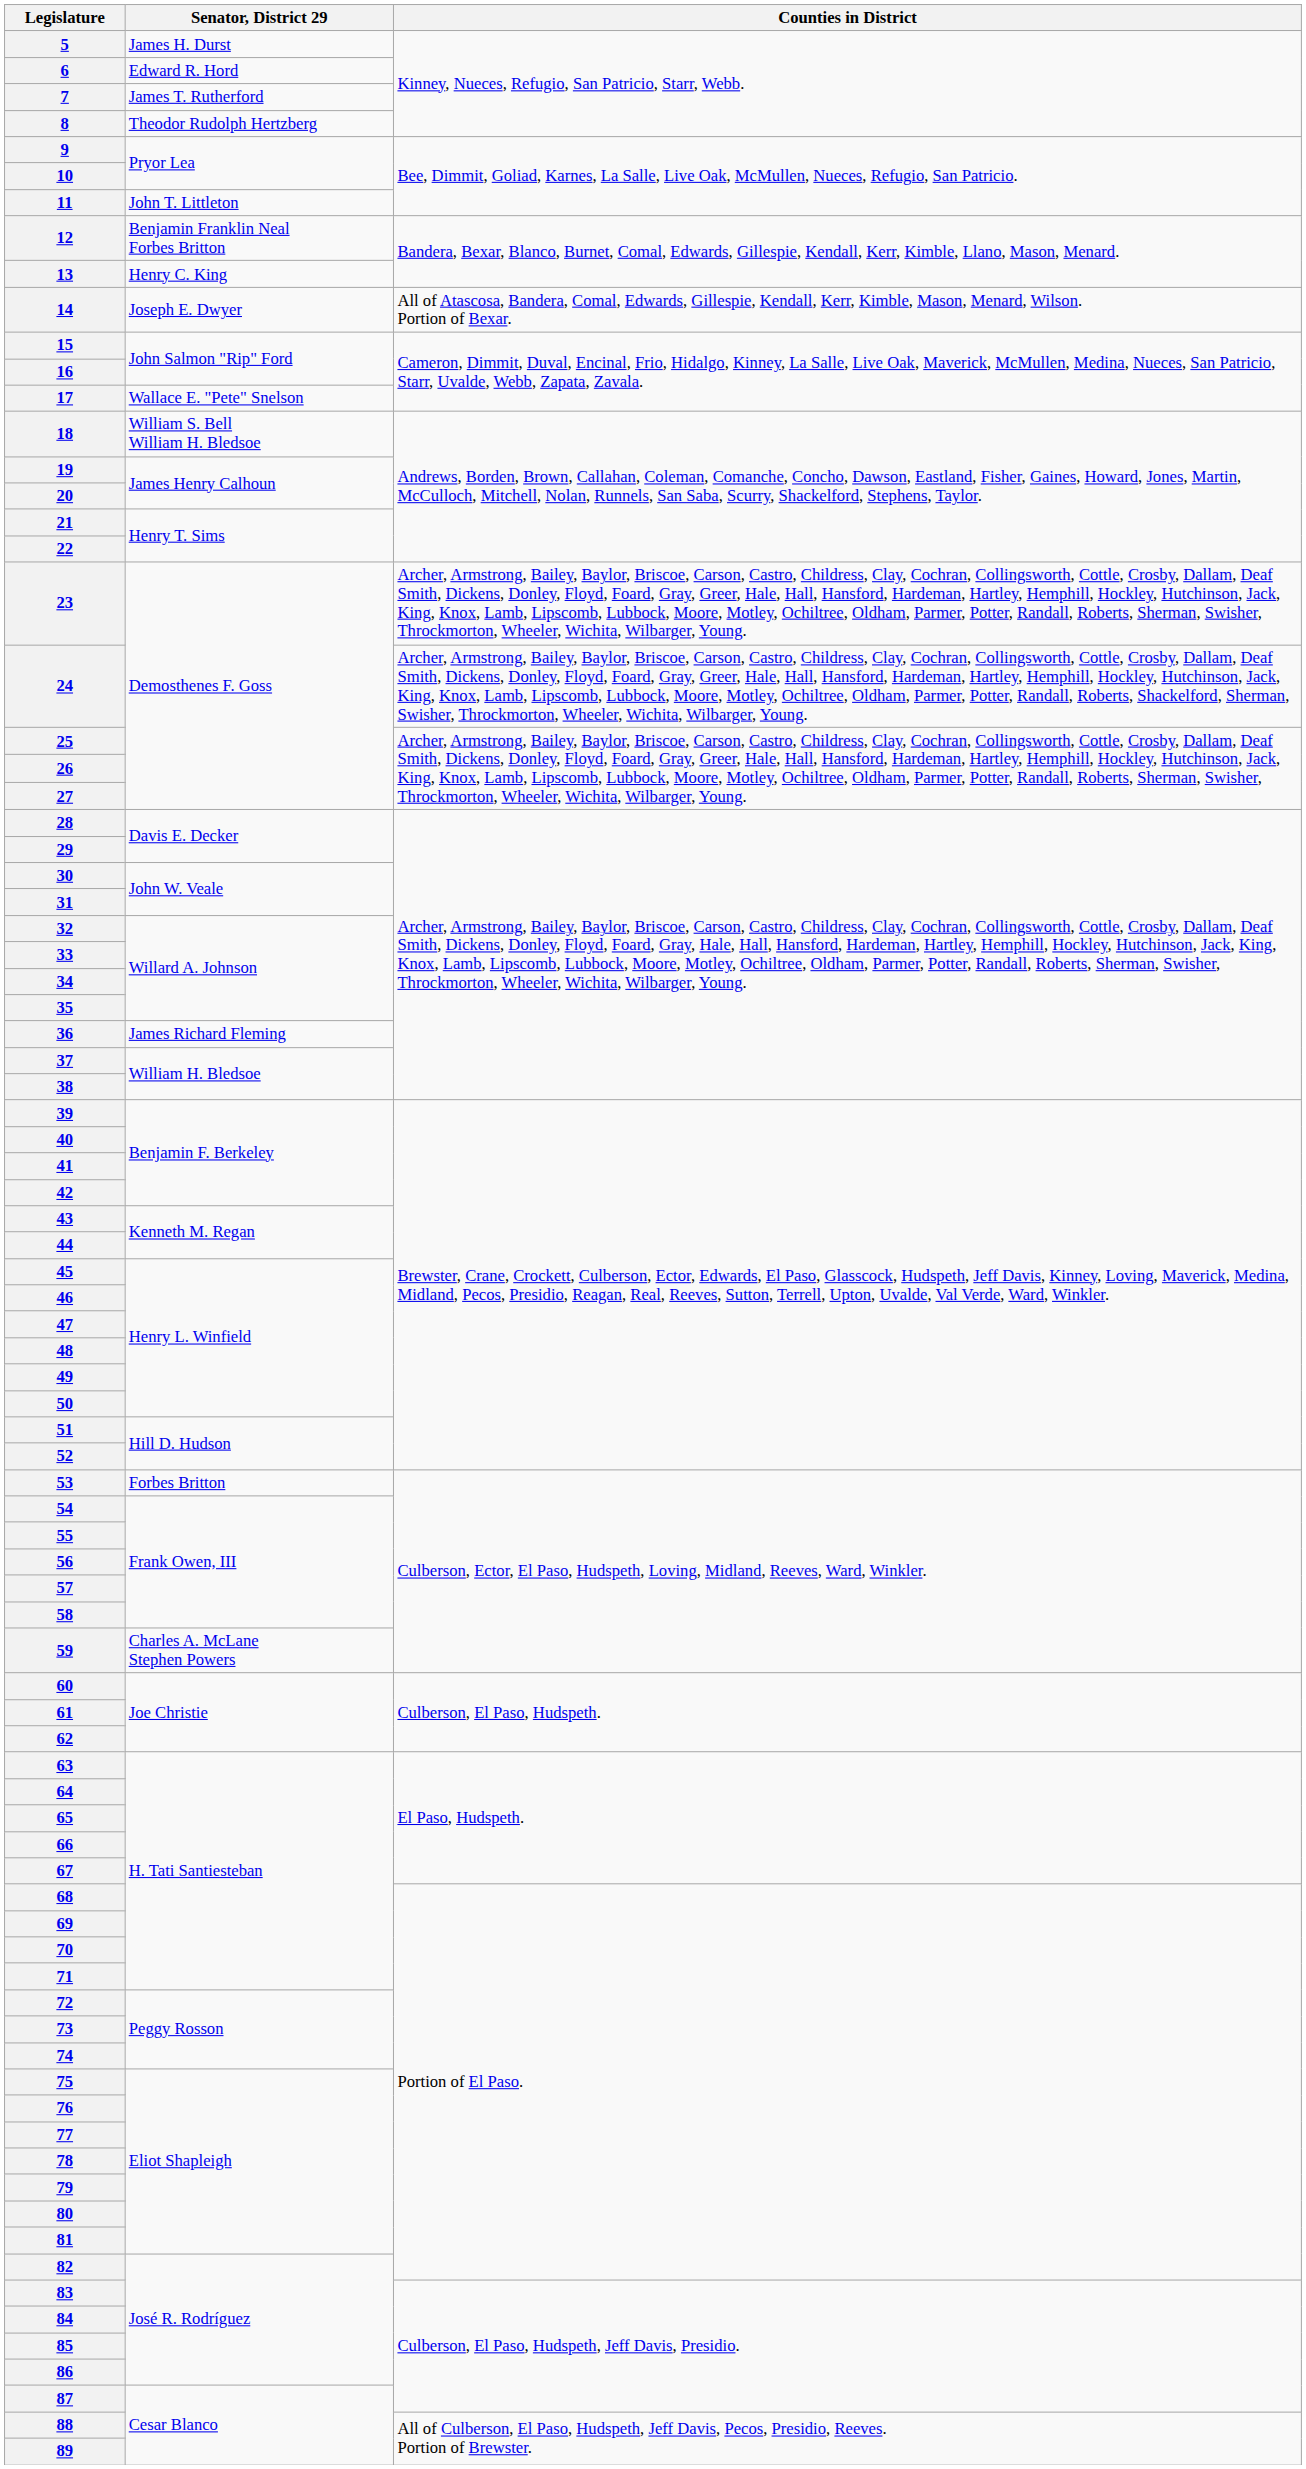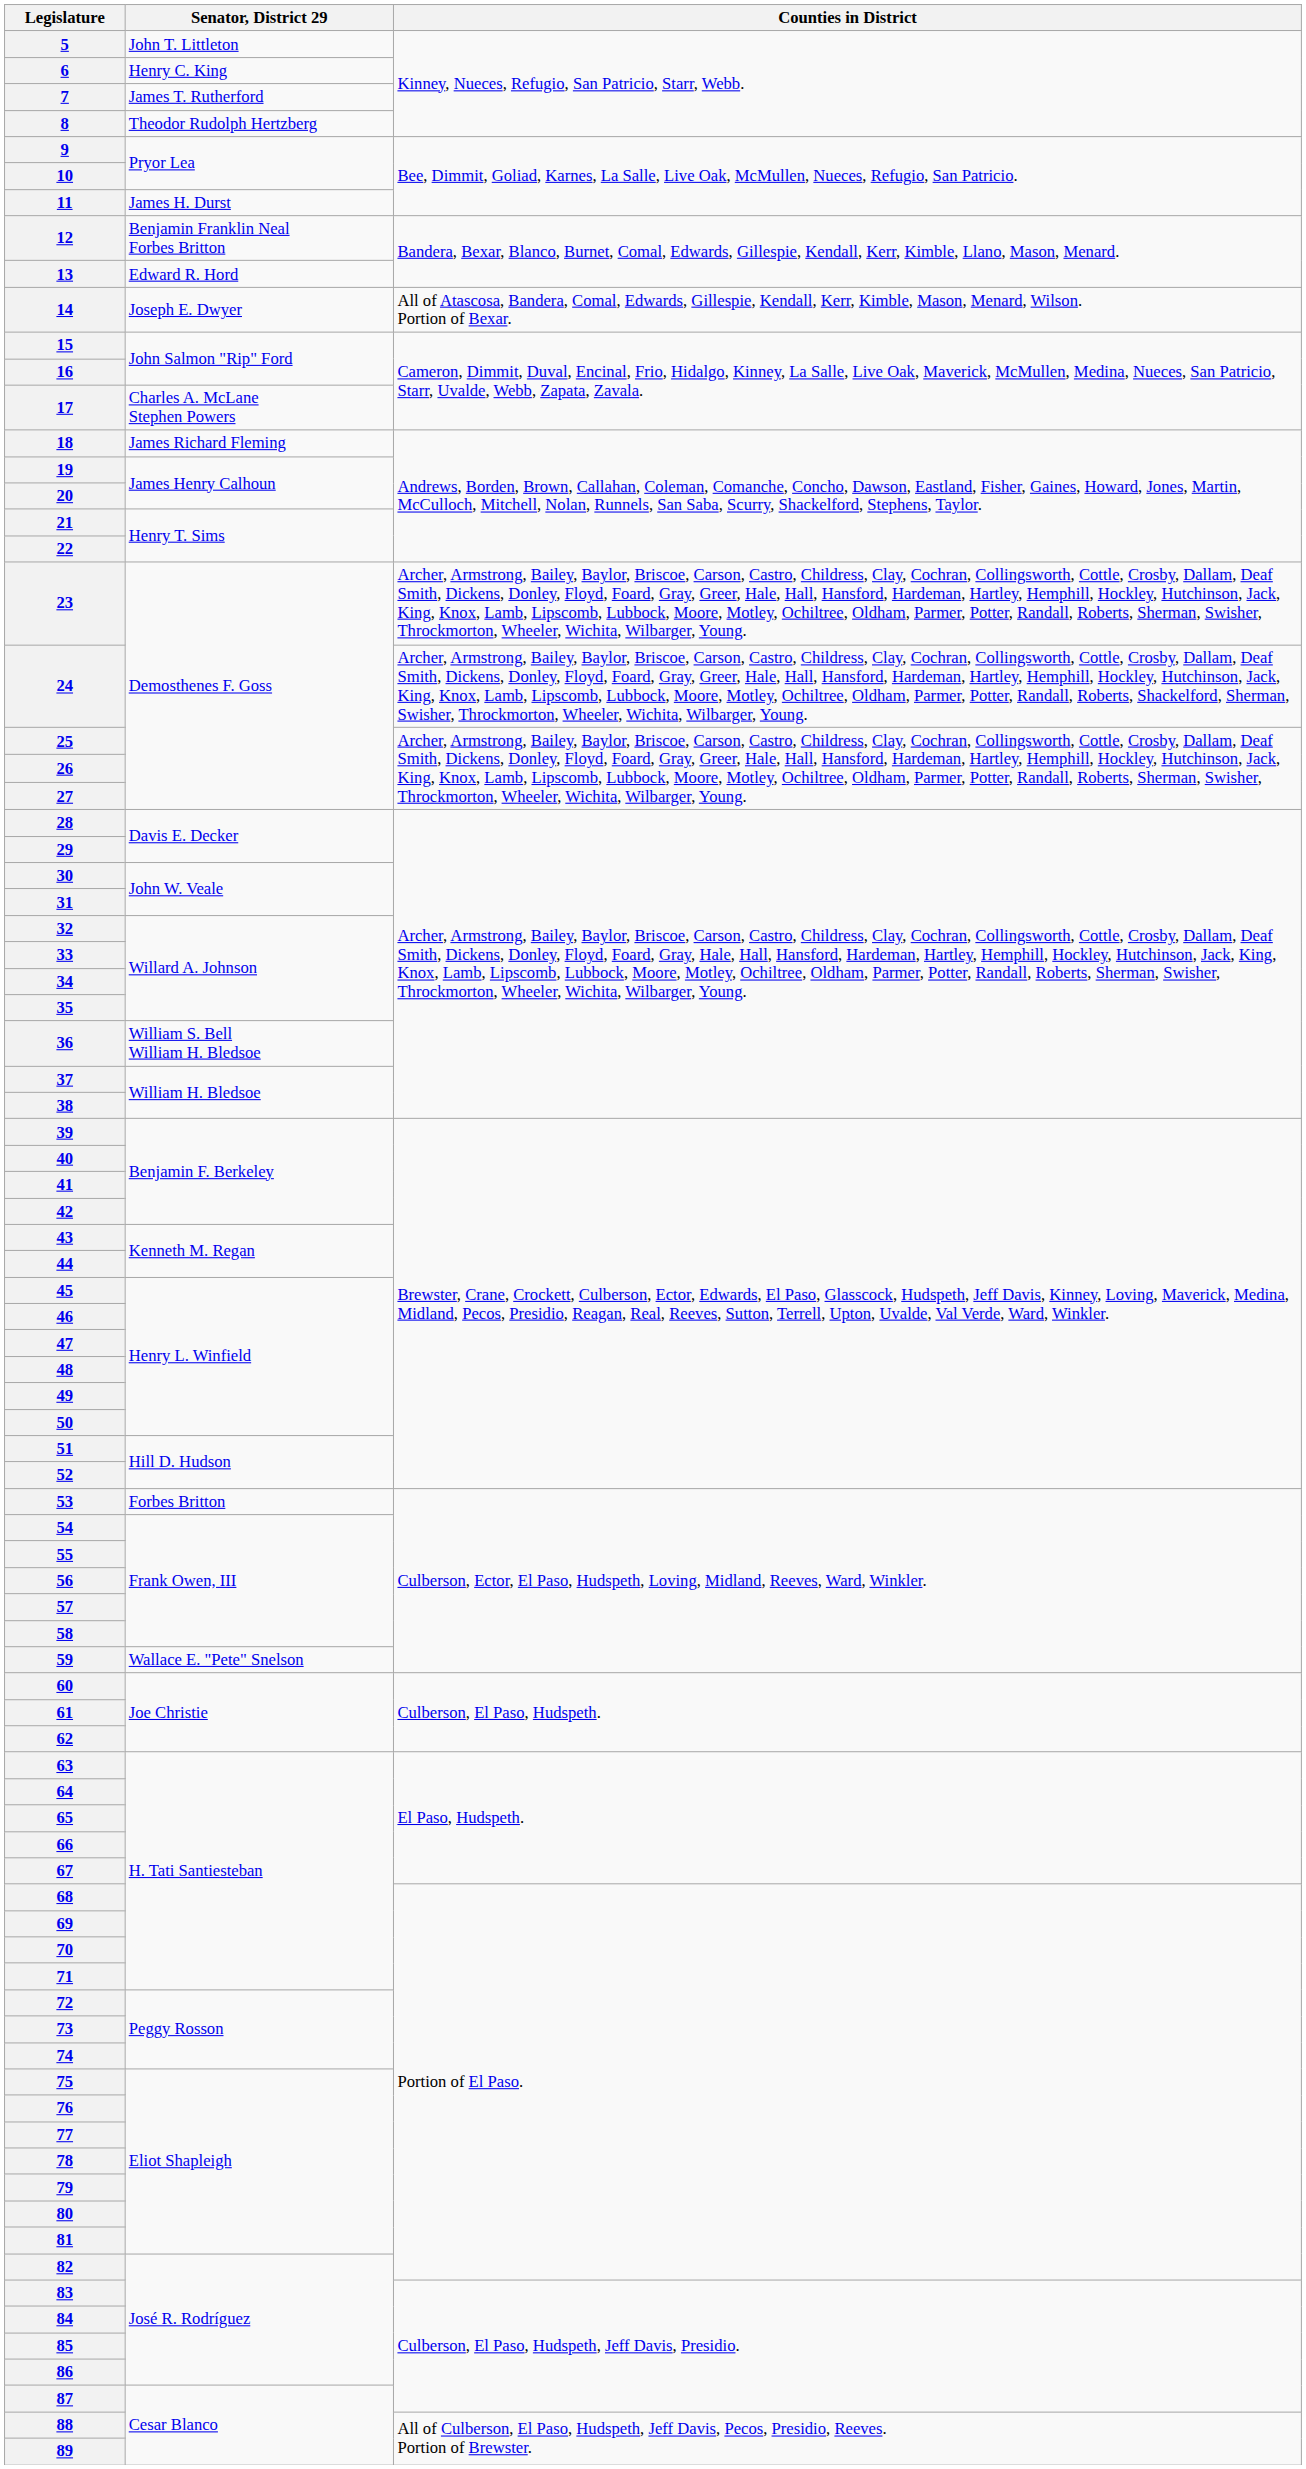(180, 44) James H. Durst -> (184, 44) John T. Littleton
(183, 70) Edward R. Hord -> (178, 70) Henry C. King
(184, 202) John T. Littleton -> (180, 202) James H. Durst
(178, 273) Henry C. King -> (183, 273) Edward R. Hord
(216, 398) Wallace E. "Pete" Snelson -> (194, 407) Charles A. McLane Stephen Powers
(195, 433) William S. Bell William H. Bledsoe -> (207, 443) James Richard Fleming
(207, 1034) James Richard Fleming -> (195, 1043) William S. Bell William H. Bledsoe
(194, 1650) Charles A. McLane Stephen Powers -> (216, 1659) Wallace E. "Pete" Snelson
